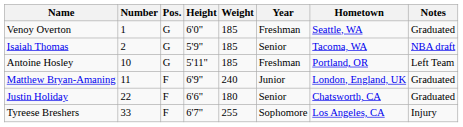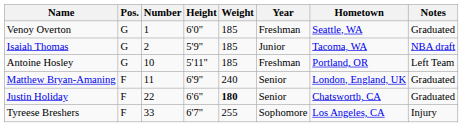columns swapped: (139, 12) <-> (172, 12)
(272, 46) Senior -> (272, 46) Junior
(272, 79) Junior -> (272, 79) Senior
(229, 96) normal -> (229, 96) bold
